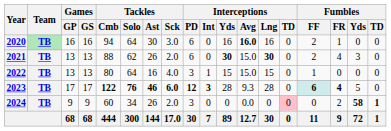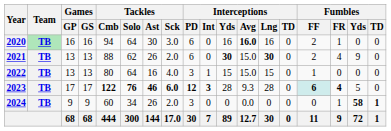(358, 57) 3 -> (358, 57) 9
(288, 103) pink background -> (288, 103) no background
(339, 103) 2 -> (339, 103) 1
